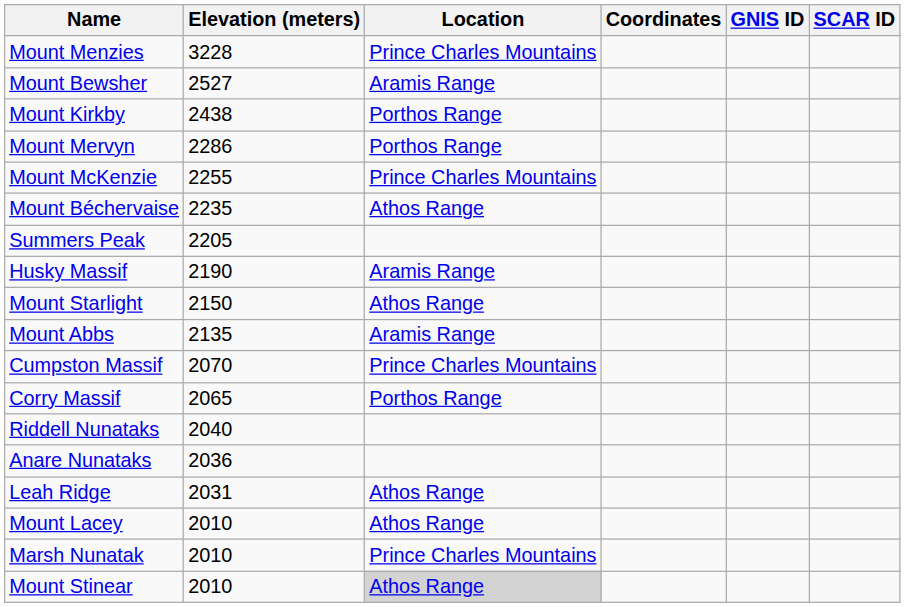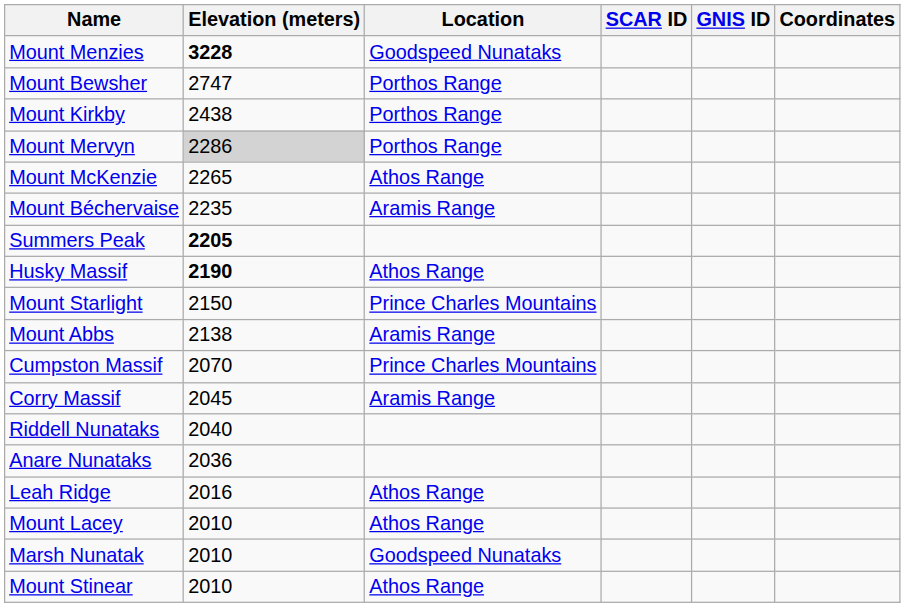columns swapped: (664, 20) <-> (854, 20)
(210, 51) normal -> (210, 51) bold
(483, 51) Prince Charles Mountains -> (465, 51) Goodspeed Nunataks
(210, 83) 2527 -> (210, 83) 2747
(432, 83) Aramis Range -> (436, 83) Porthos Range
(210, 146) no background -> (210, 146) lightgrey background
(210, 177) 2255 -> (210, 177) 2265
(483, 177) Prince Charles Mountains -> (427, 177) Athos Range
(427, 209) Athos Range -> (432, 209) Aramis Range
(210, 240) normal -> (210, 240) bold
(210, 271) normal -> (210, 271) bold
(432, 271) Aramis Range -> (427, 271) Athos Range
(427, 303) Athos Range -> (483, 303) Prince Charles Mountains
(210, 334) 2135 -> (210, 334) 2138
(210, 397) 2065 -> (210, 397) 2045
(436, 397) Porthos Range -> (432, 397) Aramis Range
(210, 492) 2031 -> (210, 492) 2016
(483, 555) Prince Charles Mountains -> (465, 555) Goodspeed Nunataks
(427, 586) lightgrey background -> (427, 586) no background
